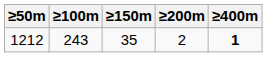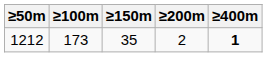(76, 39) 243 -> (76, 39) 173
